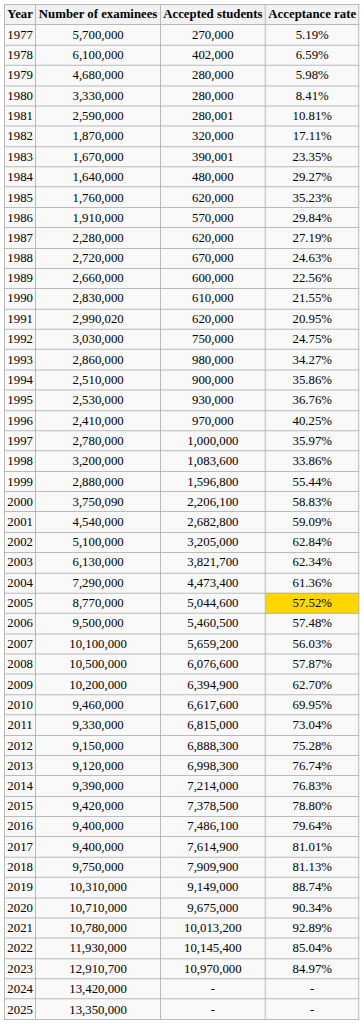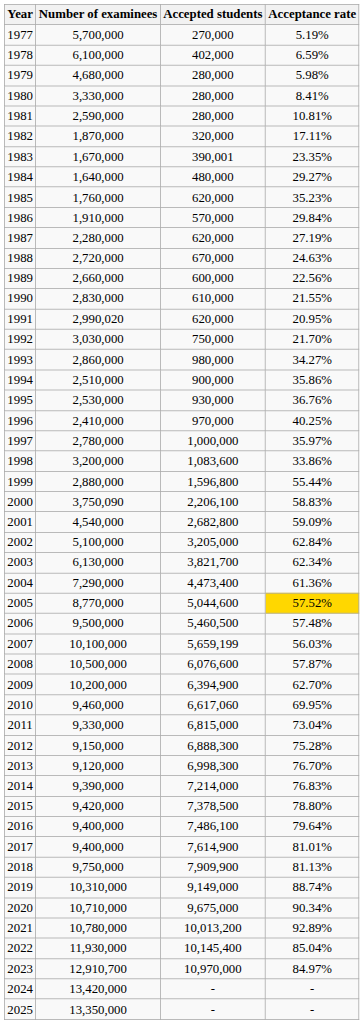(213, 116) 280,001 -> (213, 116) 280,000
(312, 339) 24.75% -> (312, 339) 21.70%
(213, 643) 5,659,200 -> (213, 643) 5,659,199
(213, 704) 6,617,600 -> (213, 704) 6,617,060
(312, 765) 76.74% -> (312, 765) 76.70%
